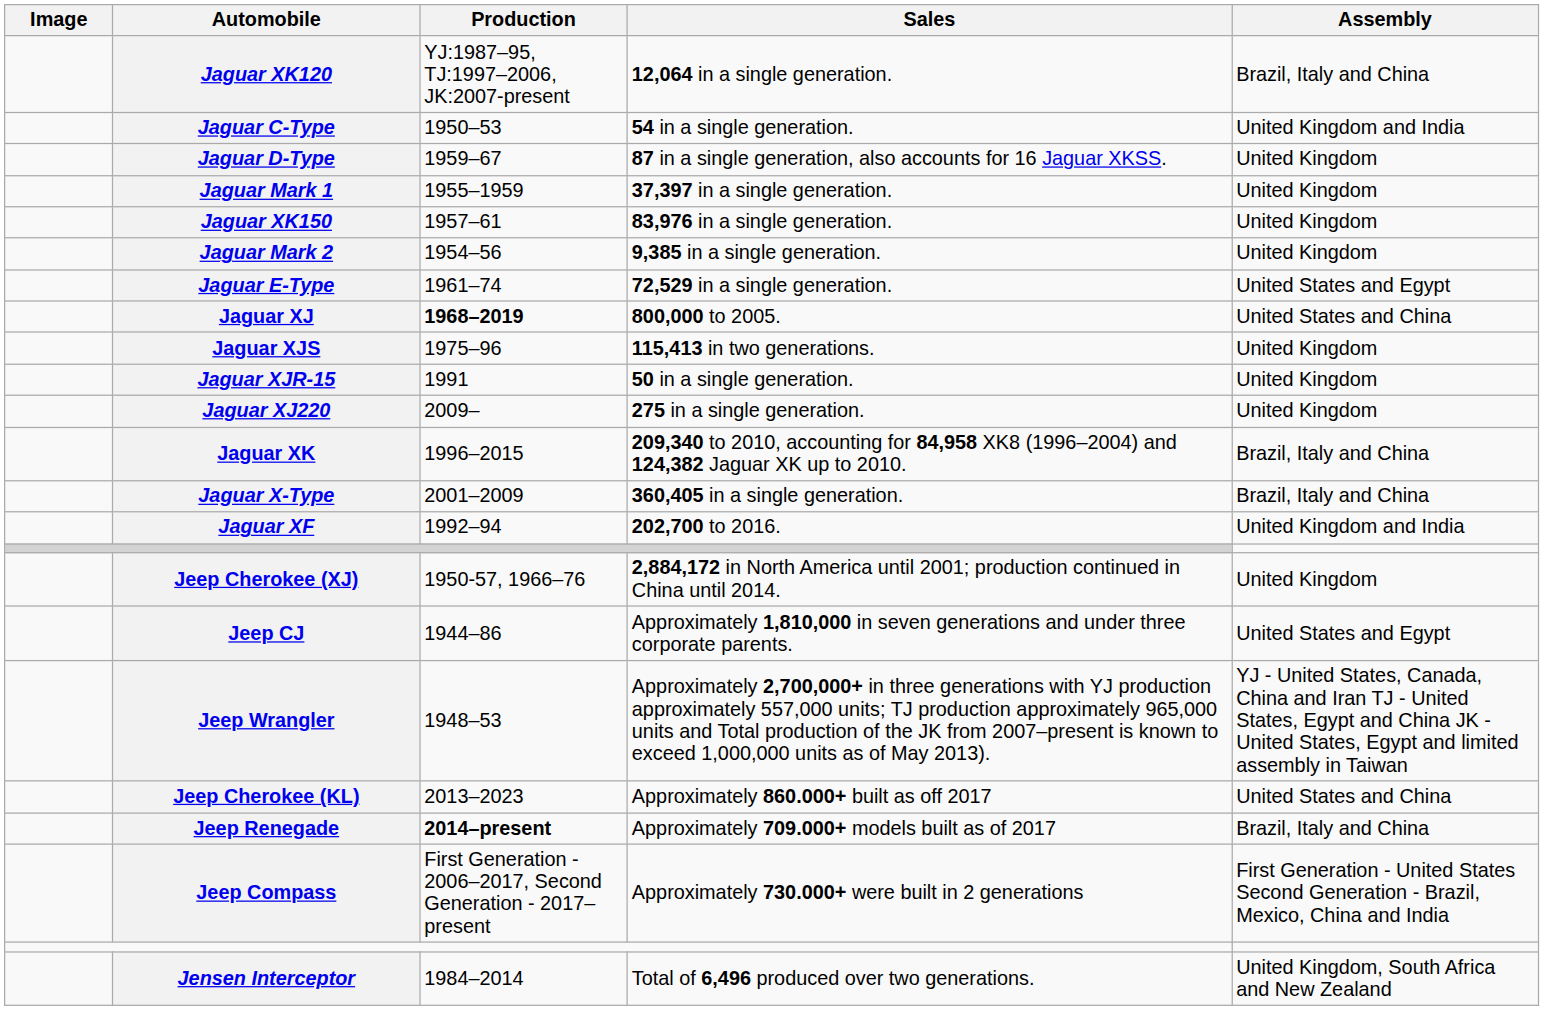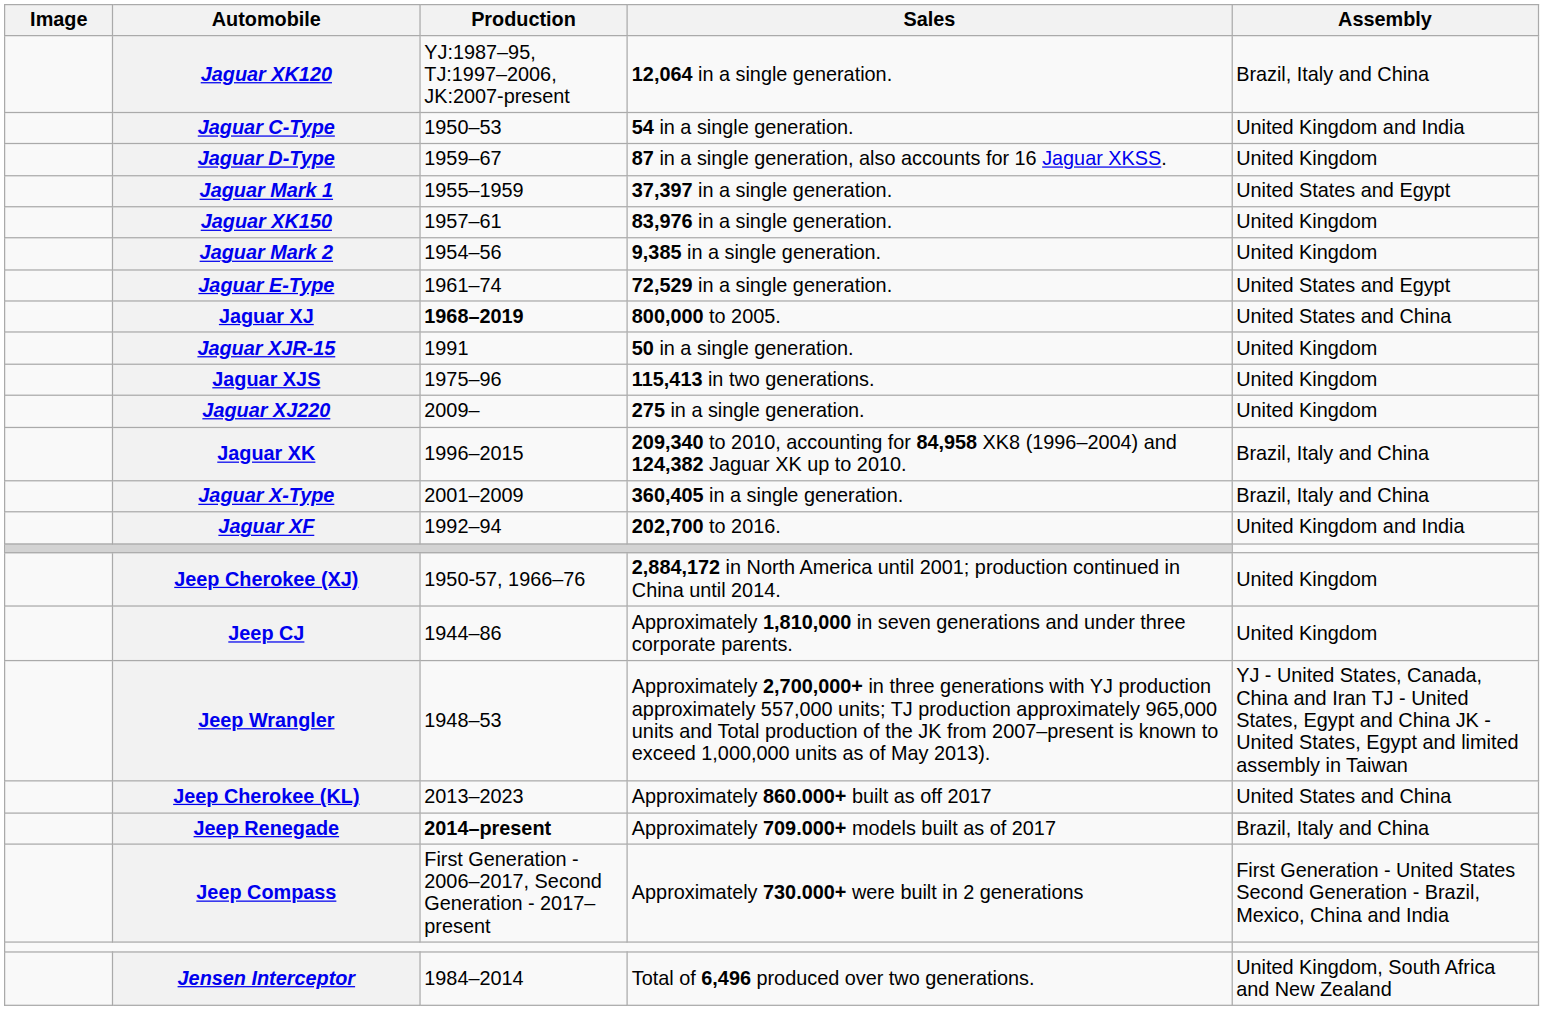(1307, 190) United Kingdom -> (1343, 190) United States and Egypt
rows swapped: (266, 348) <-> (266, 379)
(1343, 633) United States and Egypt -> (1307, 633) United Kingdom
